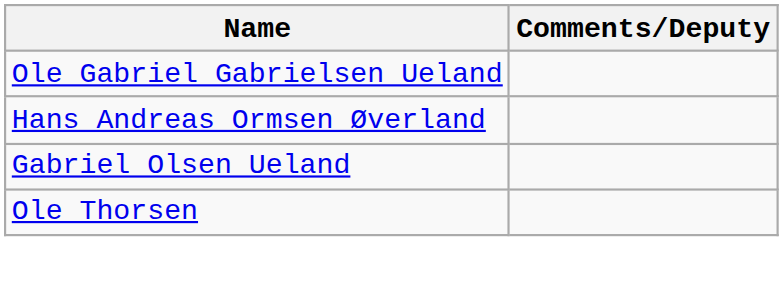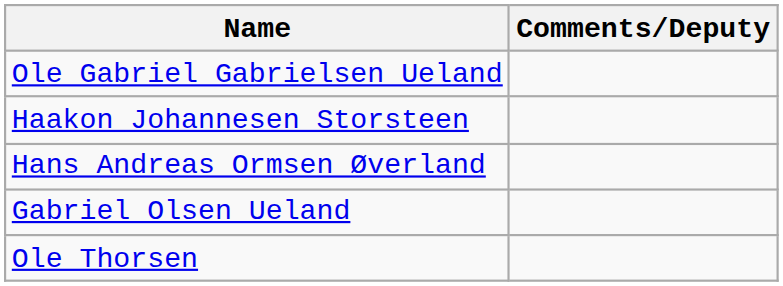+ row: (240, 120)
